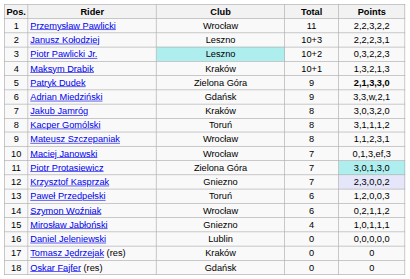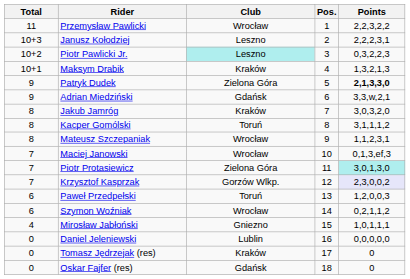columns swapped: (16, 11) <-> (312, 11)
(221, 182) Gniezno -> (251, 182) Gorzów Wlkp.
